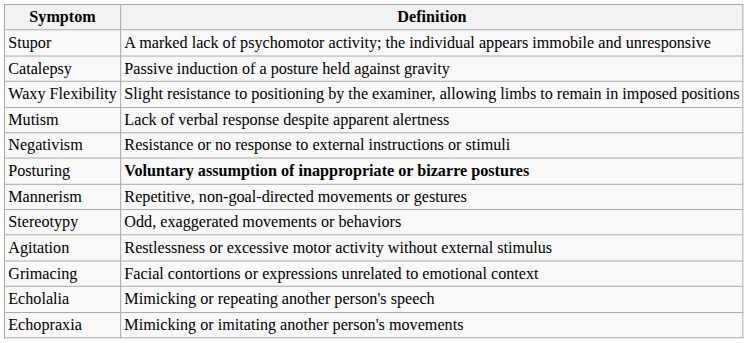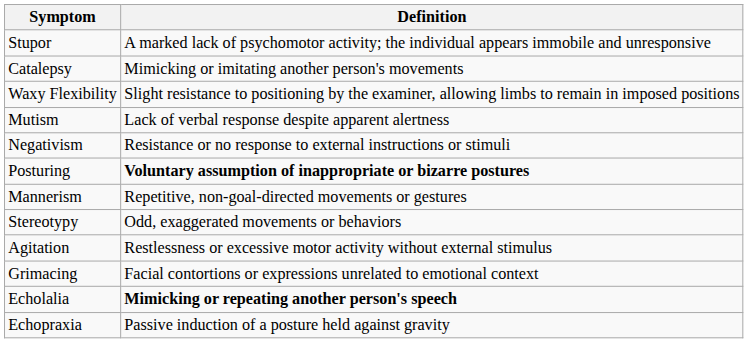(287, 68) Passive induction of a posture held against gravity -> (294, 68) Mimicking or imitating another person's movements
(280, 299) normal -> (291, 299) bold
(294, 324) Mimicking or imitating another person's movements -> (287, 324) Passive induction of a posture held against gravity
